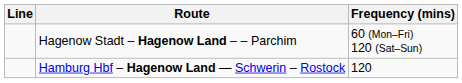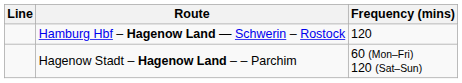rows swapped: (192, 68) <-> (168, 41)
